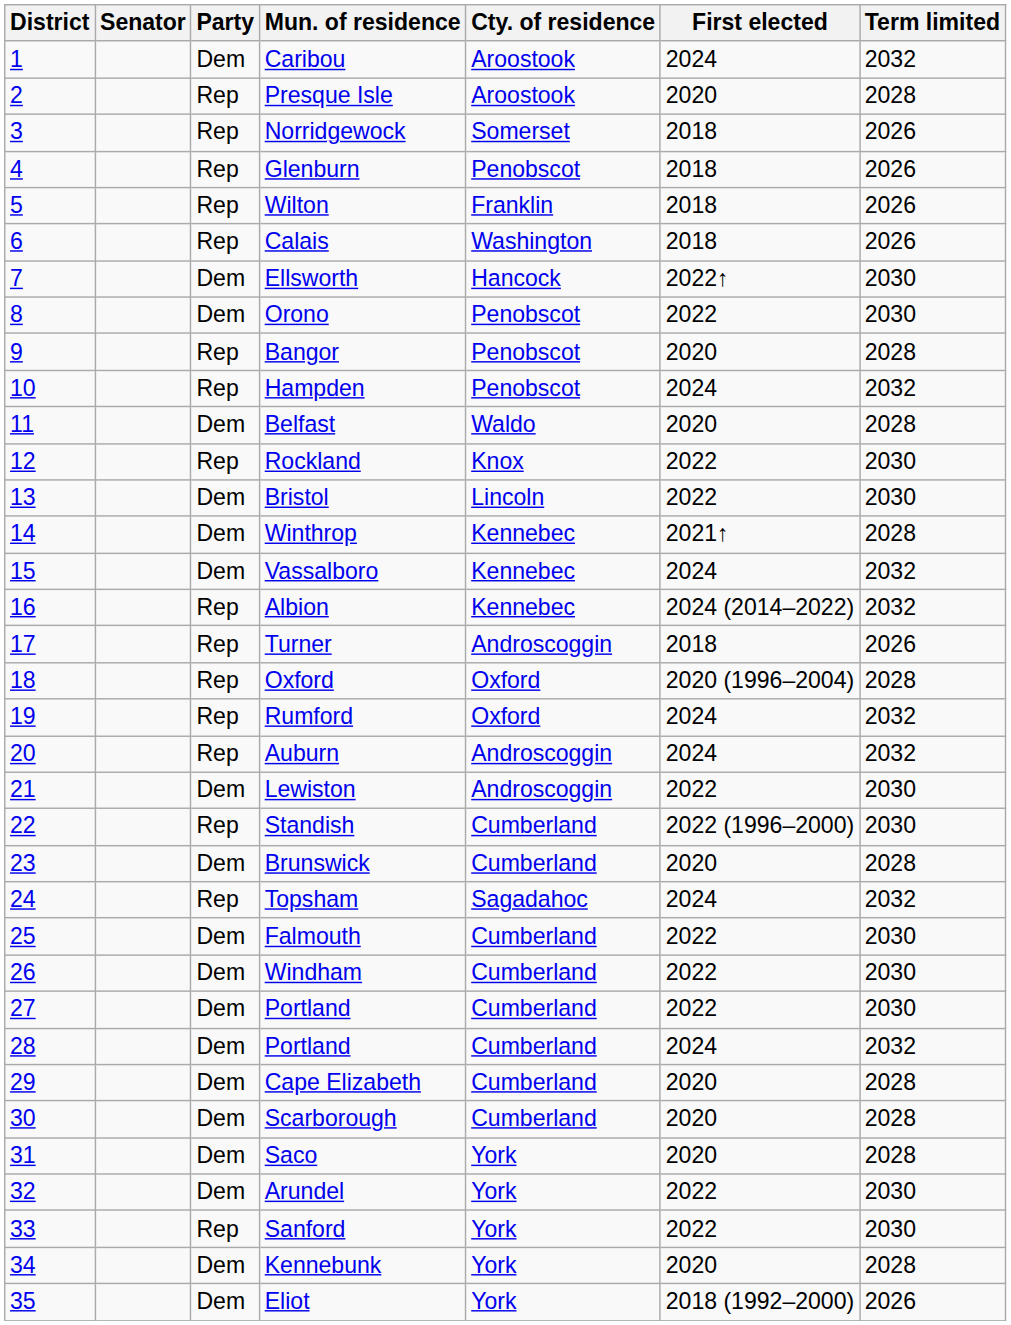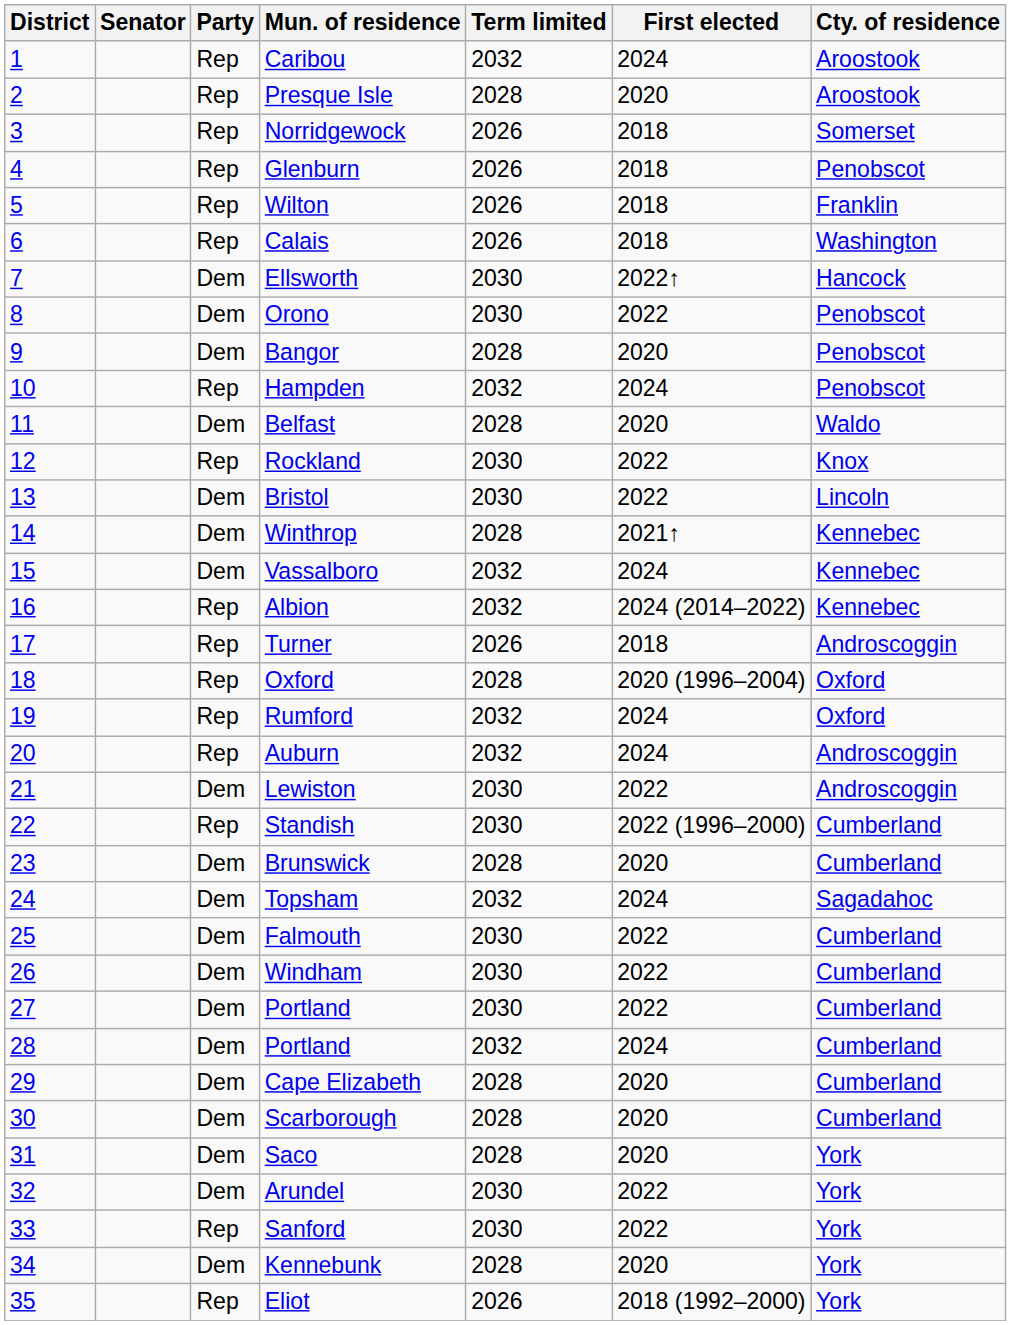columns swapped: (563, 22) <-> (932, 22)
(221, 59) Dem -> (218, 59) Rep
(218, 351) Rep -> (221, 351) Dem
(218, 899) Rep -> (221, 899) Dem
(221, 1301) Dem -> (218, 1301) Rep
